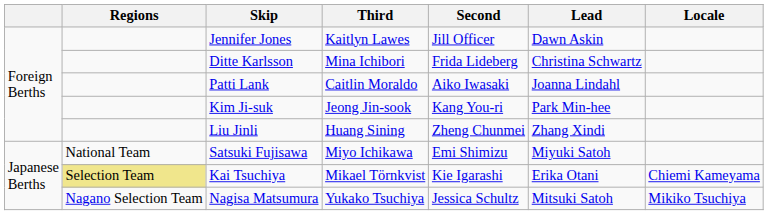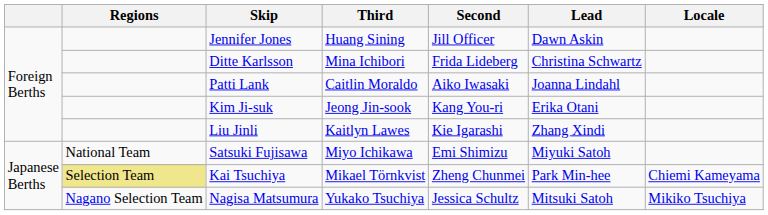(367, 38) Kaitlyn Lawes -> (365, 38) Huang Sining
(571, 107) Park Min-hee -> (565, 107) Erika Otani
(365, 130) Huang Sining -> (367, 130) Kaitlyn Lawes
(478, 130) Zheng Chunmei -> (467, 130) Kie Igarashi
(467, 175) Kie Igarashi -> (478, 175) Zheng Chunmei
(565, 175) Erika Otani -> (571, 175) Park Min-hee
